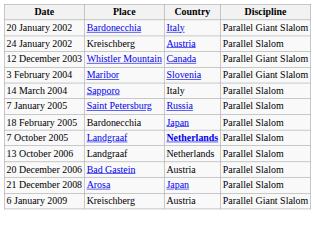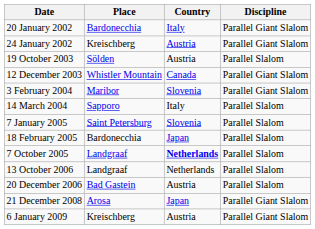(253, 43) Parallel Slalom -> (266, 43) Parallel Giant Slalom
+ row: (40, 59)
(180, 106) Russia -> (184, 122) Slovenia
(253, 185) Parallel Slalom -> (266, 201) Parallel Giant Slalom
